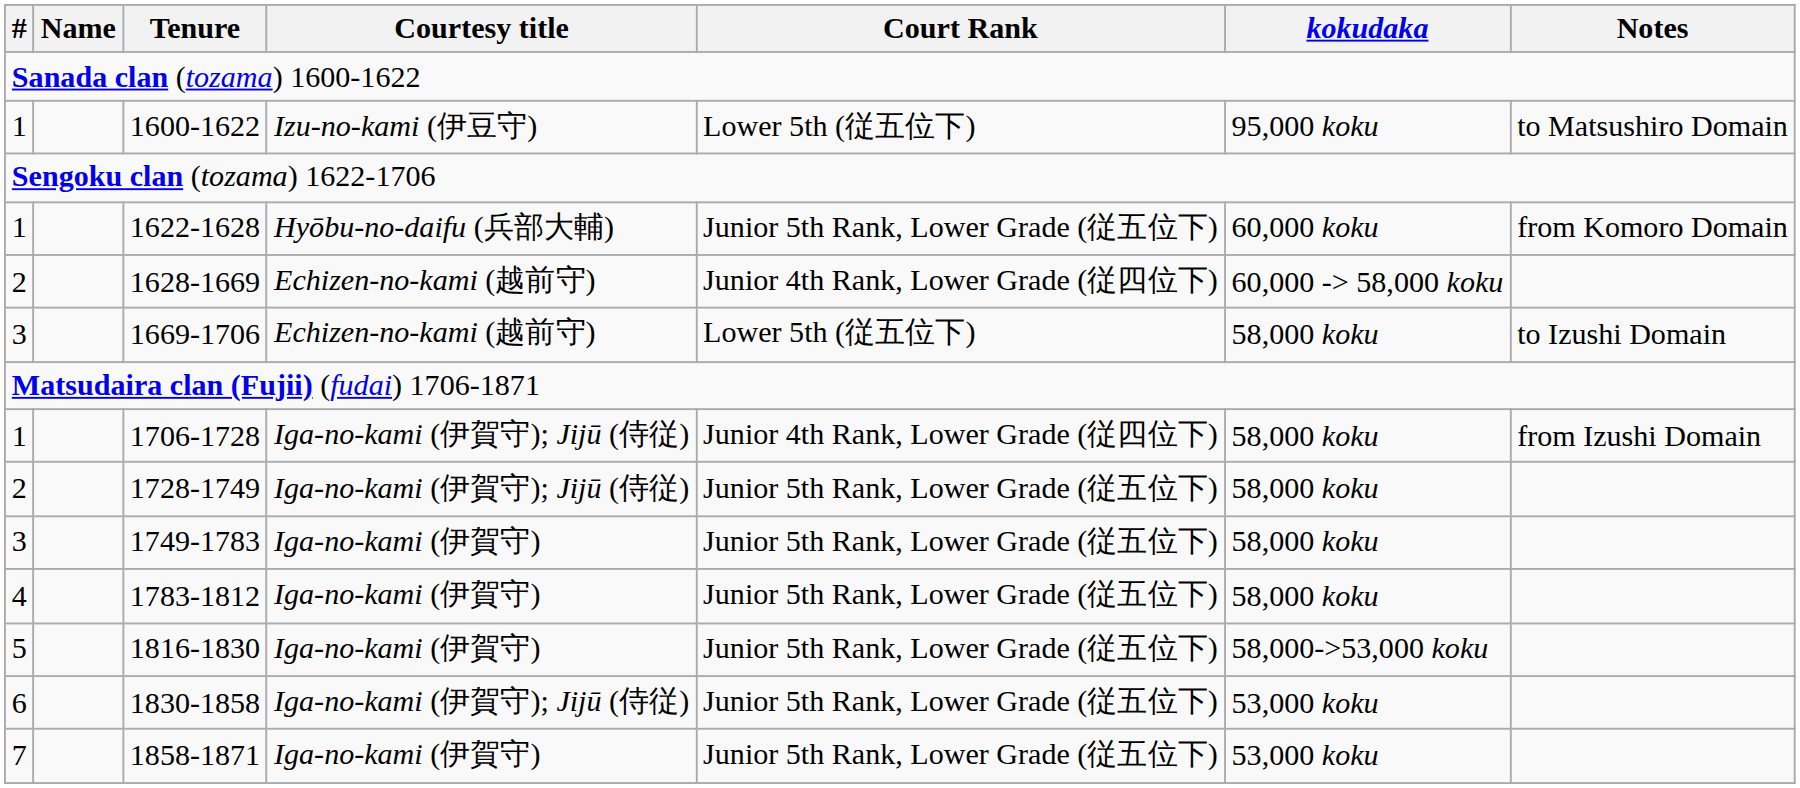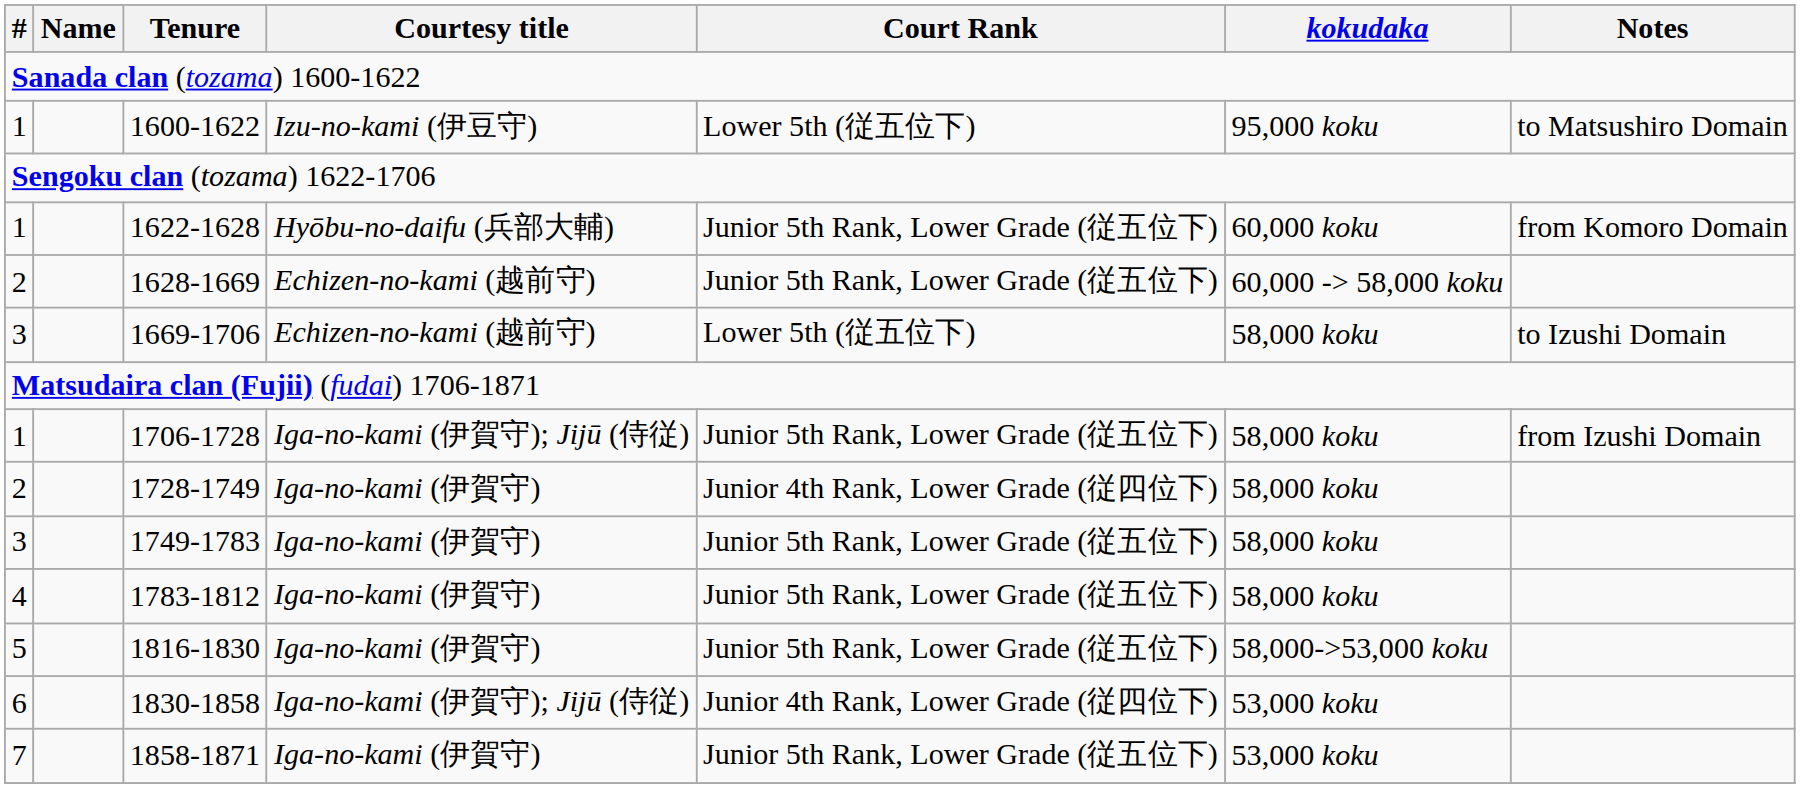(960, 280) Junior 4th Rank, Lower Grade (従四位下) -> (960, 280) Junior 5th Rank, Lower Grade (従五位下)
(960, 434) Junior 4th Rank, Lower Grade (従四位下) -> (960, 434) Junior 5th Rank, Lower Grade (従五位下)
(482, 487) Iga-no-kami (伊賀守); Jijū (侍従) -> (407, 487) Iga-no-kami (伊賀守)
(960, 487) Junior 5th Rank, Lower Grade (従五位下) -> (960, 487) Junior 4th Rank, Lower Grade (従四位下)
(960, 701) Junior 5th Rank, Lower Grade (従五位下) -> (960, 701) Junior 4th Rank, Lower Grade (従四位下)
